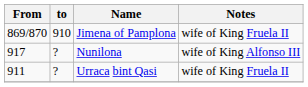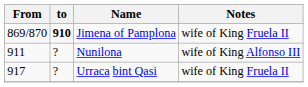(62, 33) normal -> (62, 33) bold
(16, 52) 917 -> (16, 52) 911
(16, 71) 911 -> (16, 71) 917
